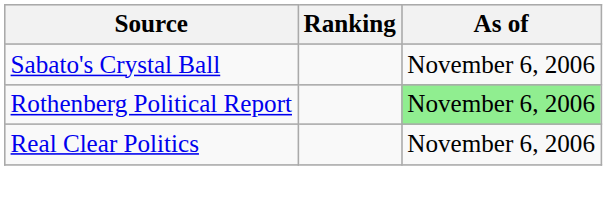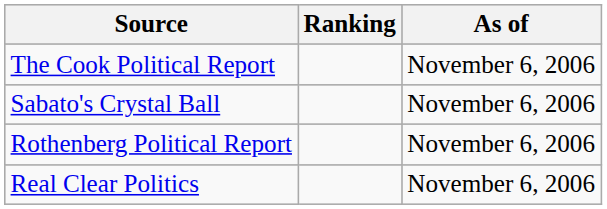+ row: (143, 64)
(501, 104) lightgreen background -> (501, 143) no background
